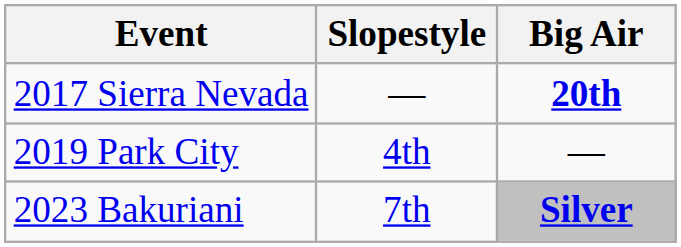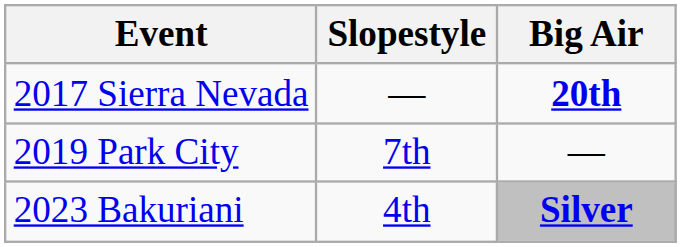(407, 151) 4th -> (407, 151) 7th
(407, 210) 7th -> (407, 210) 4th
